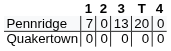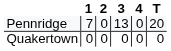columns swapped: (160, 8) <-> (142, 8)
